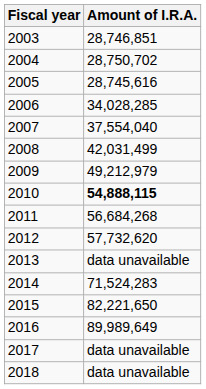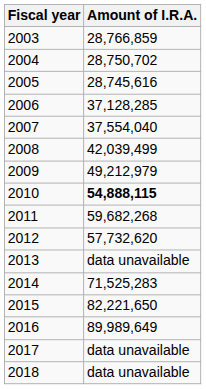(122, 37) 28,746,851 -> (122, 37) 28,766,859
(122, 104) 34,028,285 -> (122, 104) 37,128,285
(122, 149) 42,031,499 -> (122, 149) 42,039,499
(122, 216) 56,684,268 -> (122, 216) 59,682,268
(122, 283) 71,524,283 -> (122, 283) 71,525,283
